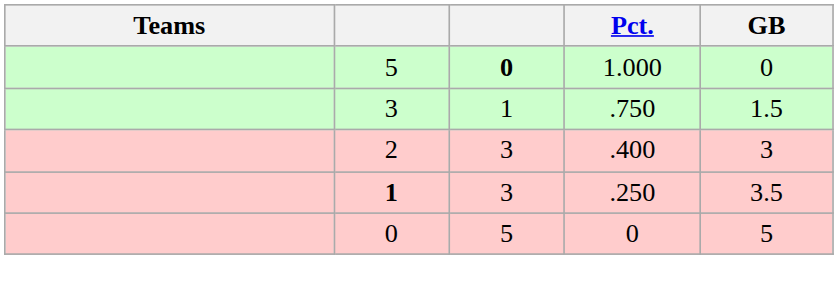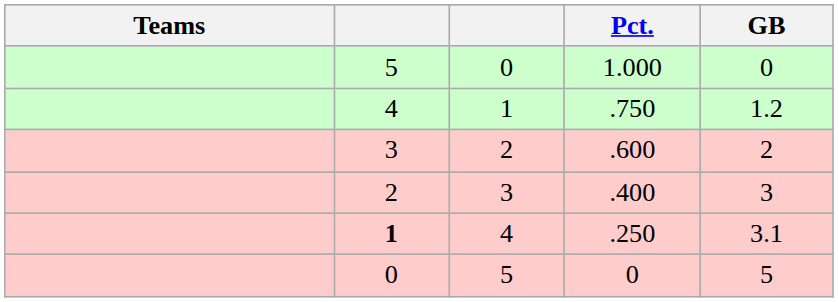(507, 66) bold -> (507, 66) normal
(391, 108) 3 -> (391, 108) 4
(766, 108) 1.5 -> (766, 108) 1.2
+ row: (632, 150)
(507, 191) 3 -> (507, 233) 4
(766, 191) 3.5 -> (766, 233) 3.1
